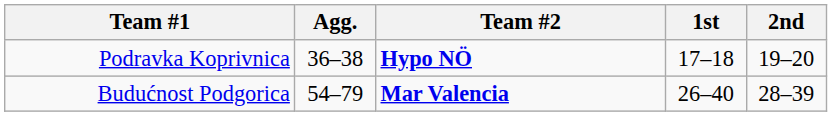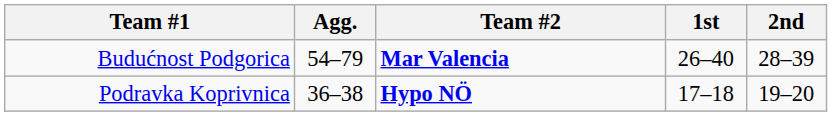rows swapped: (194, 57) <-> (194, 93)
